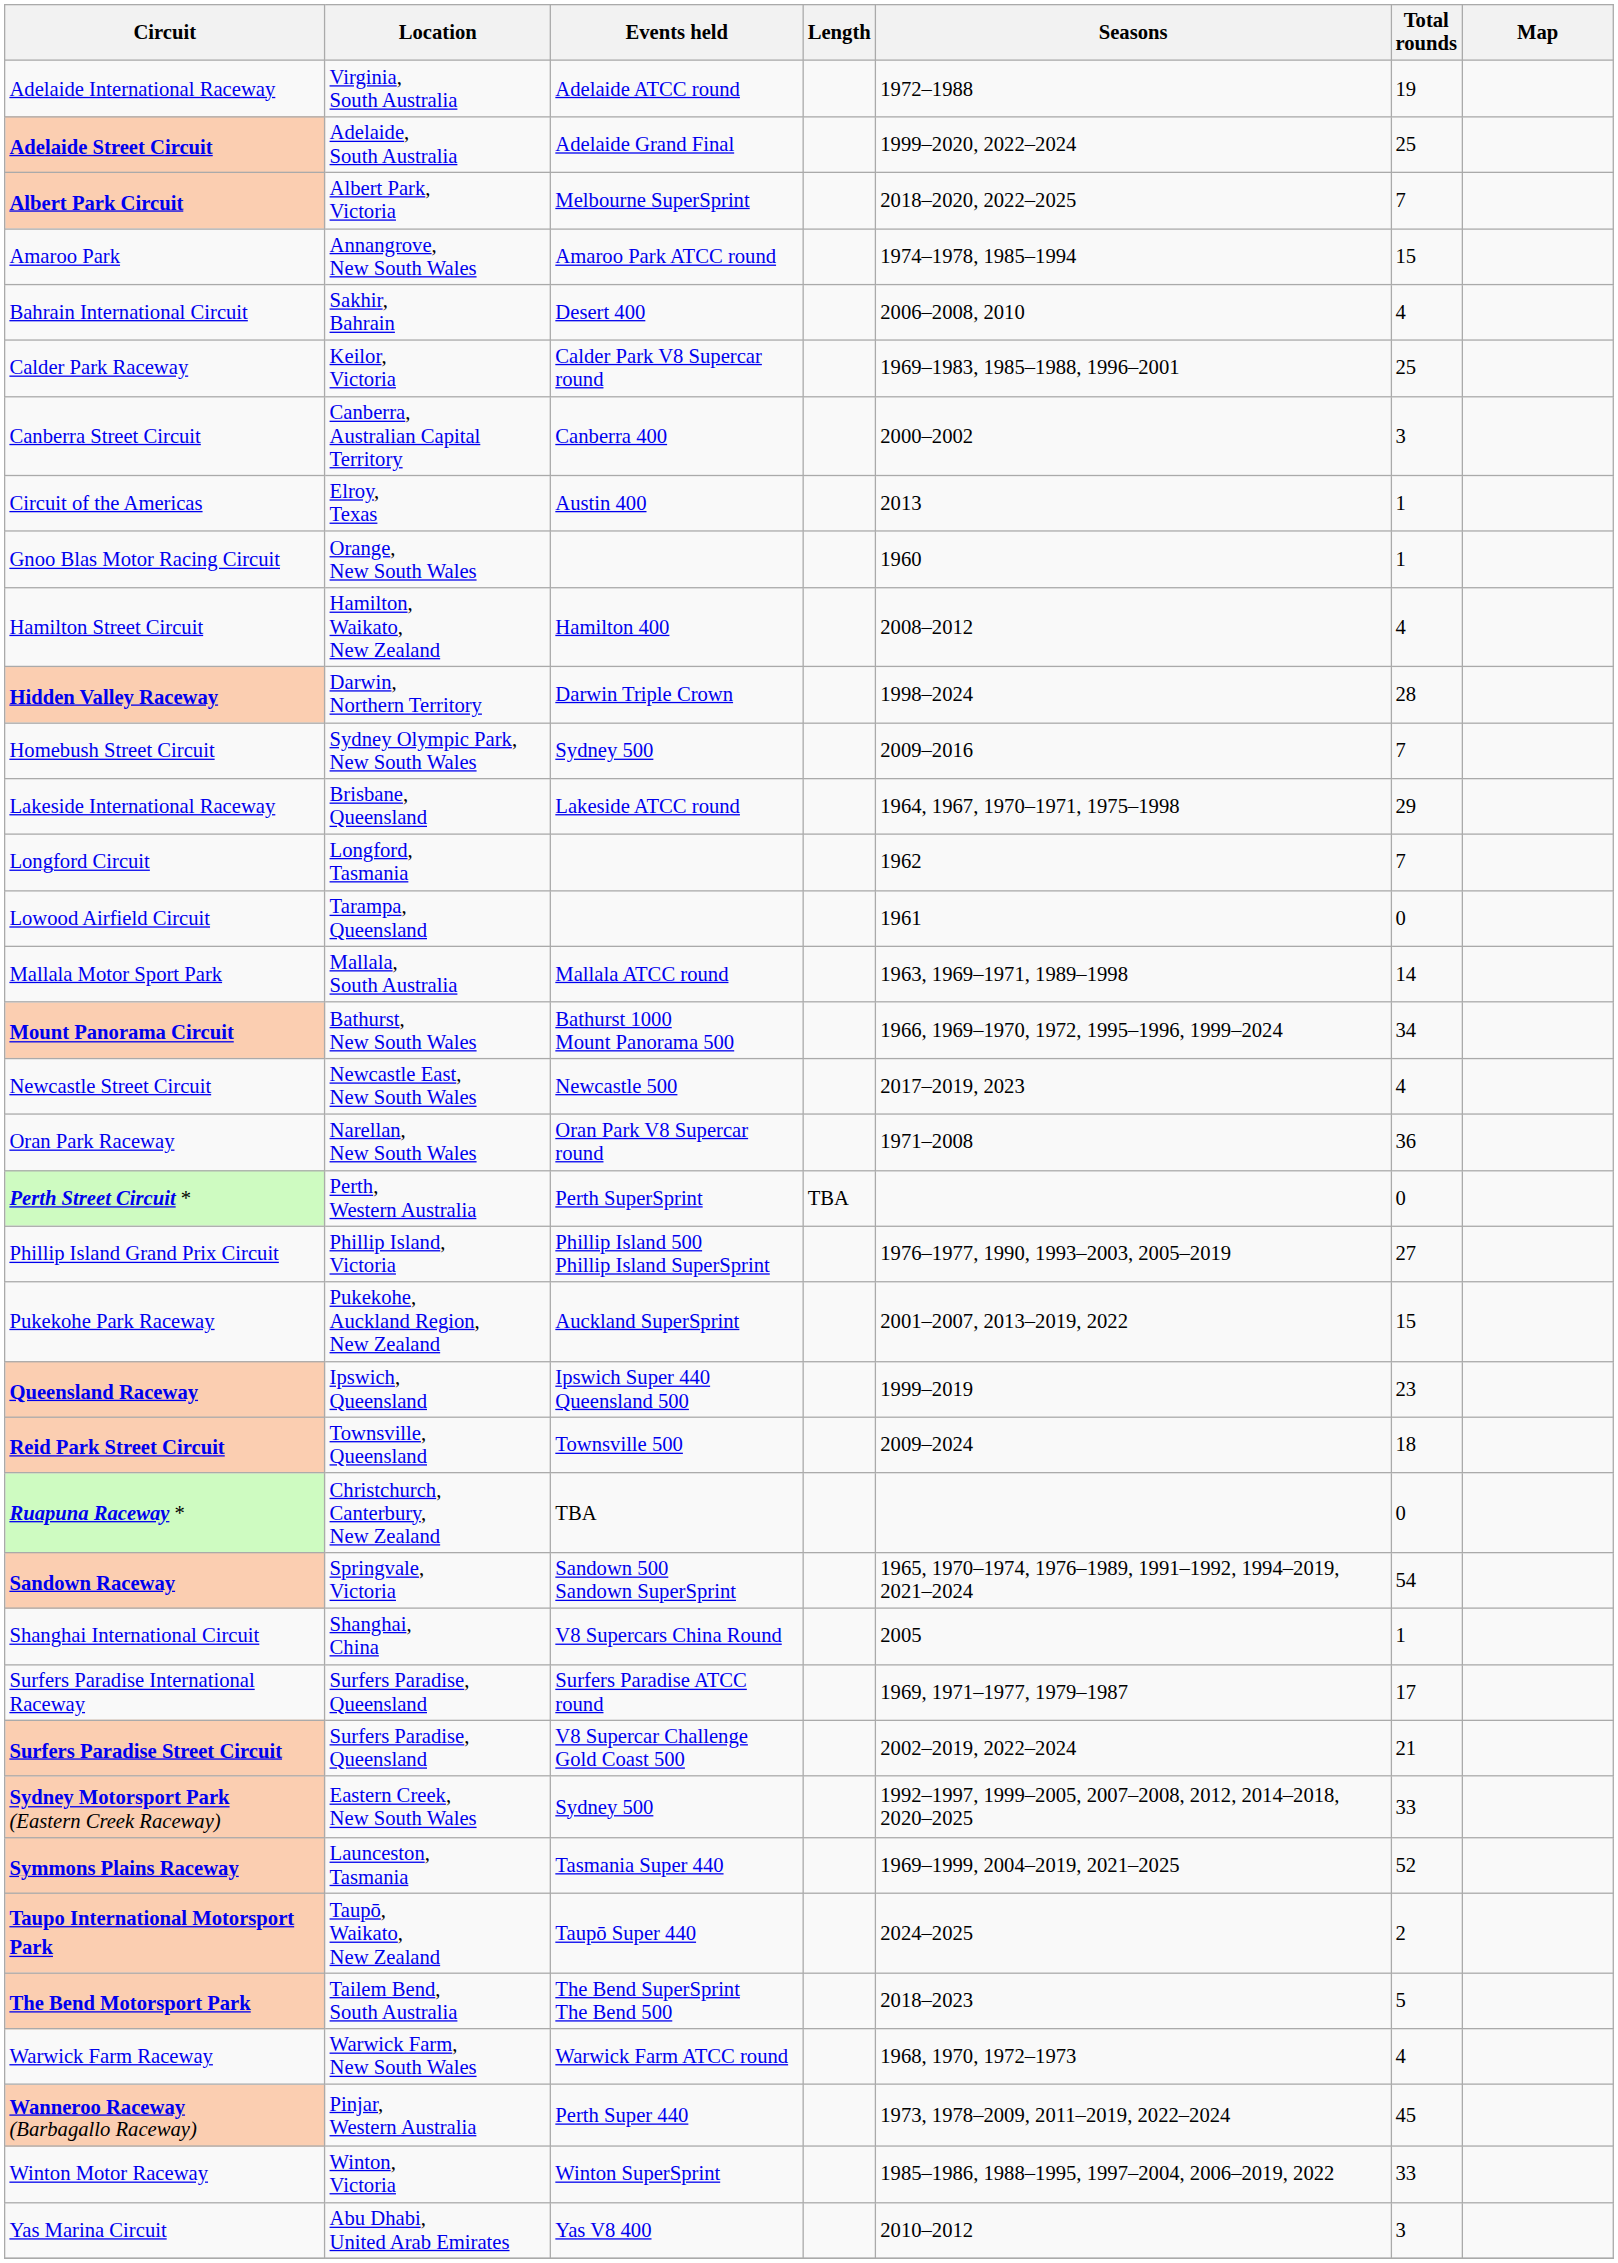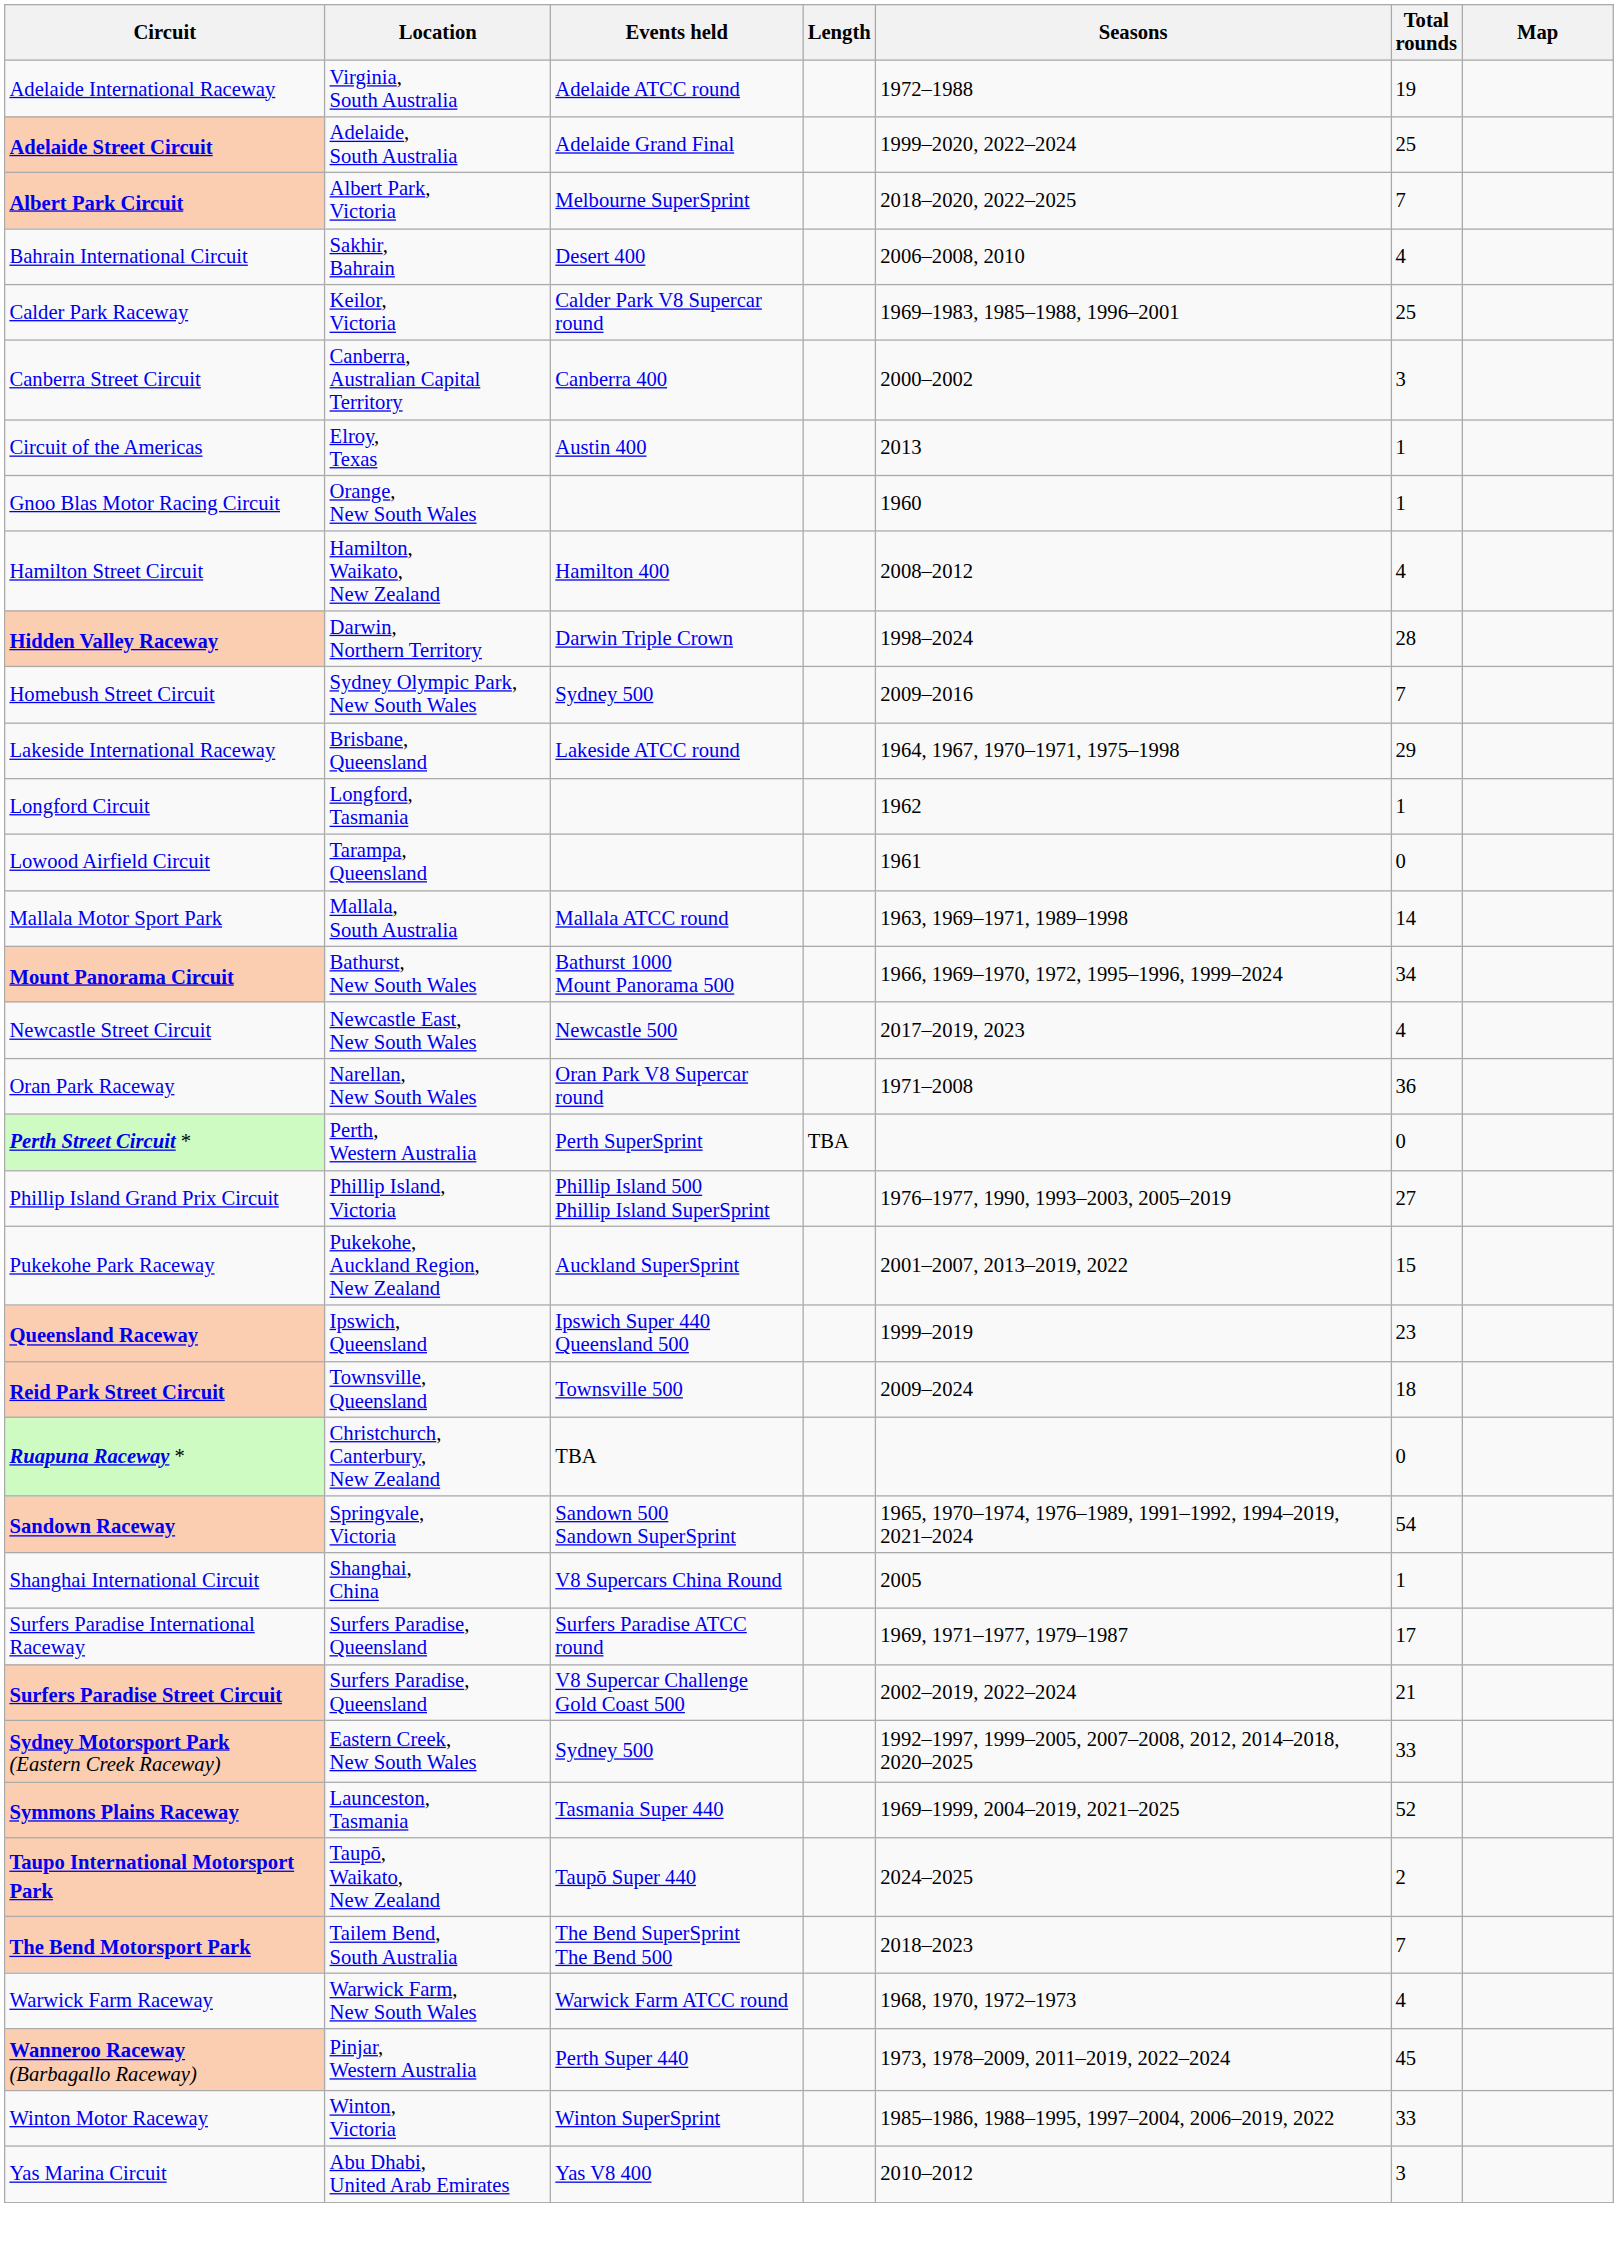- row: (65, 256)
(1401, 862) 7 -> (1401, 806) 1
(1401, 2000) 5 -> (1401, 1944) 7
